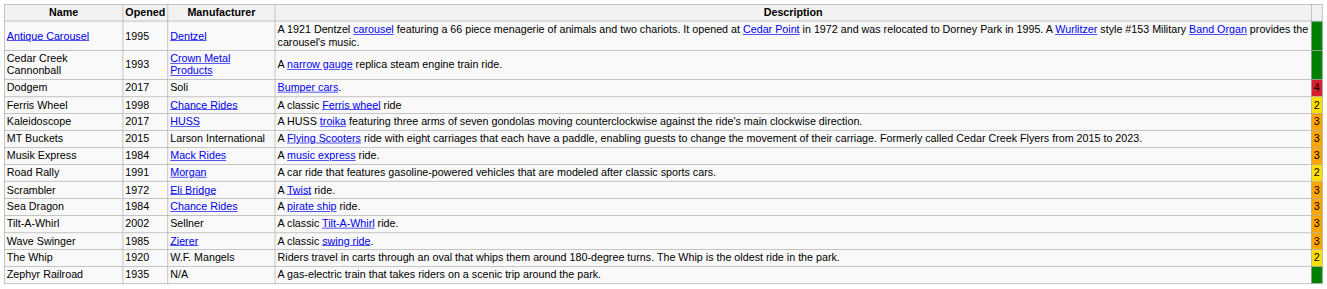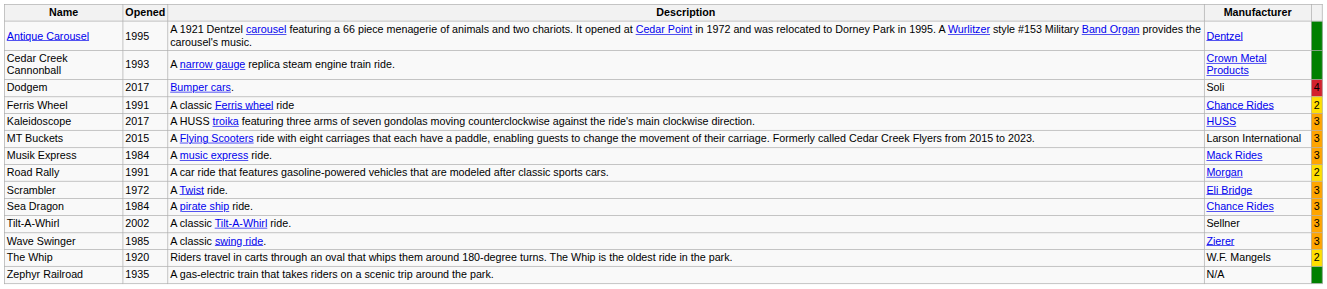columns swapped: (221, 13) <-> (793, 13)
(137, 105) 1998 -> (137, 105) 1991
